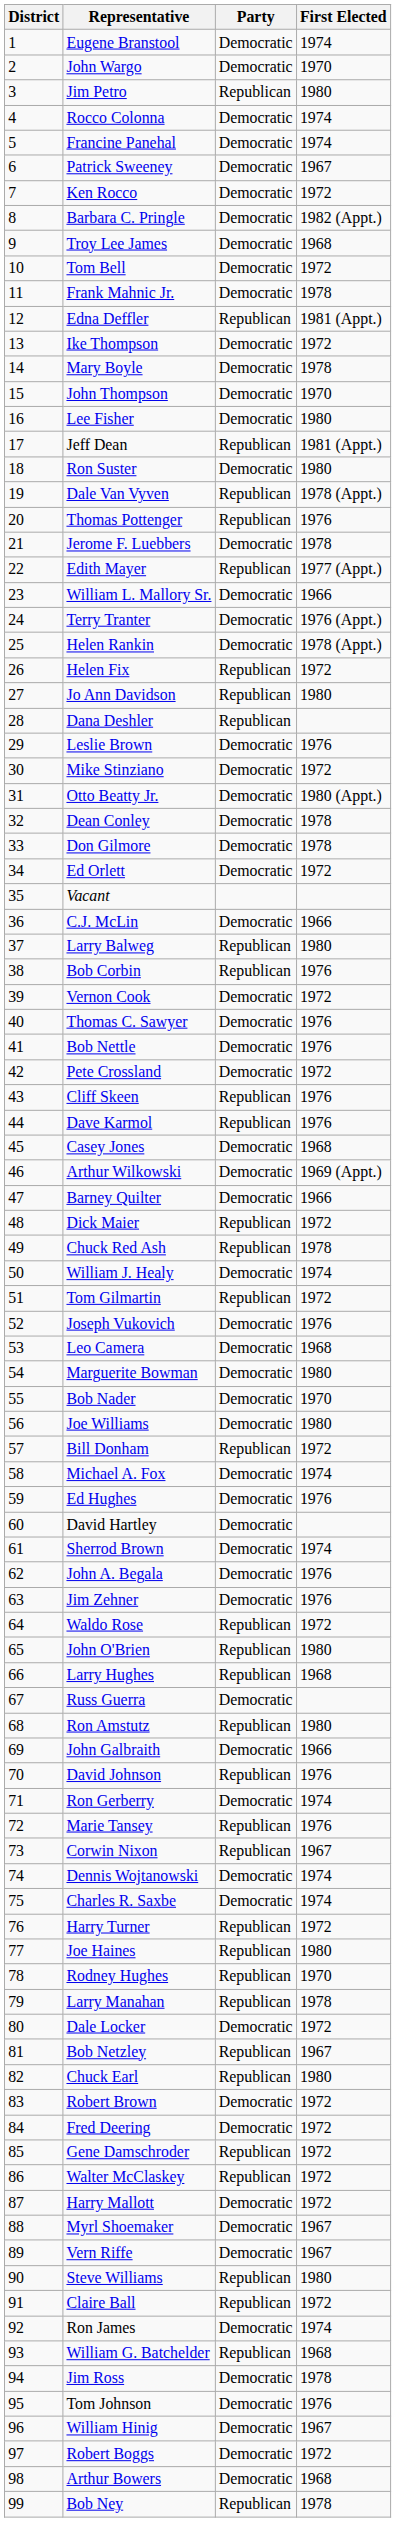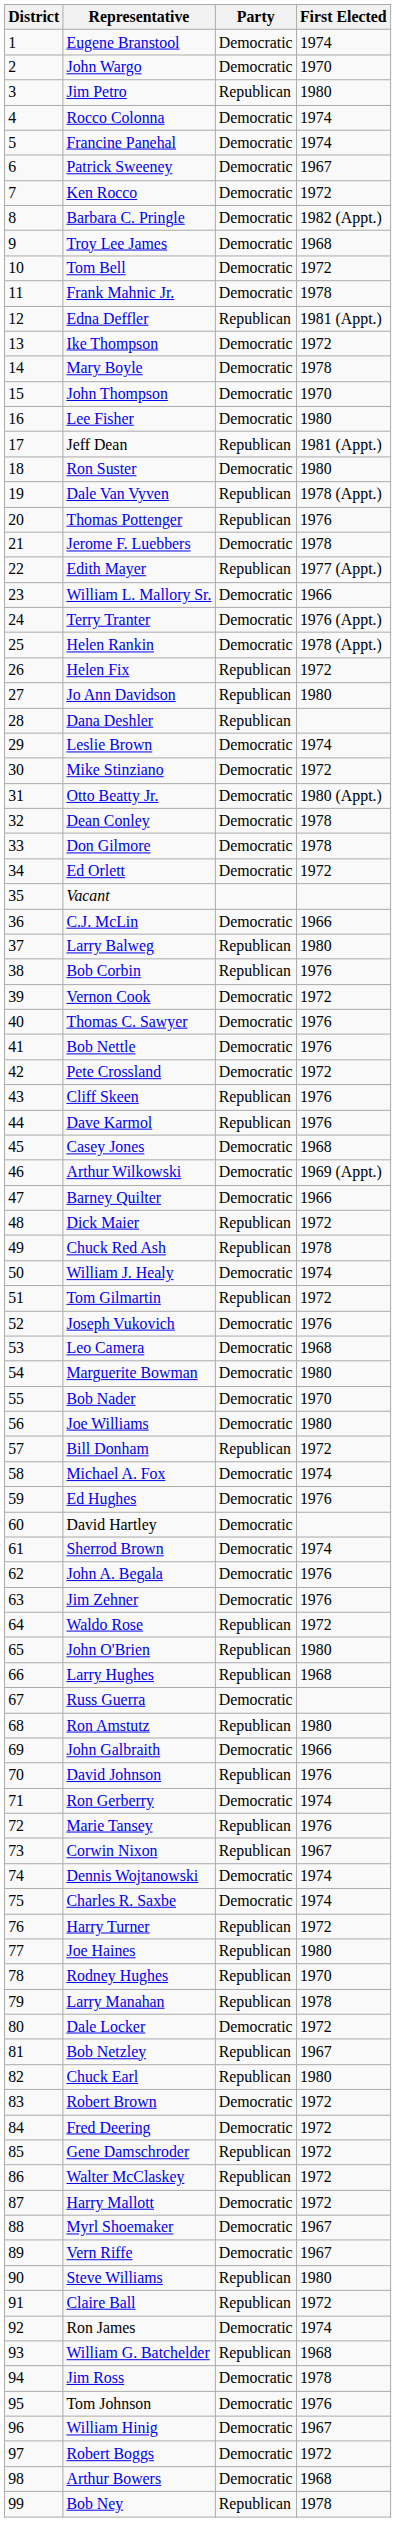(316, 745) 1976 -> (316, 745) 1974
